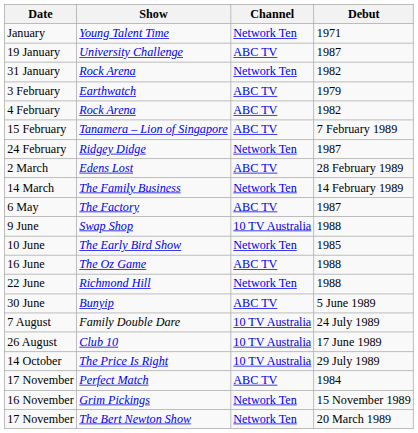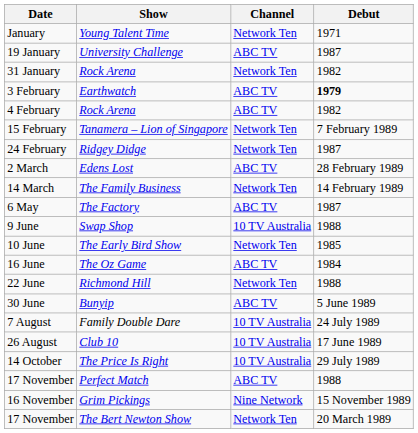(329, 91) normal -> (329, 91) bold
(255, 129) ABC TV -> (265, 129) Network Ten
(329, 264) 1988 -> (329, 264) 1984
(329, 380) 1984 -> (329, 380) 1988
(265, 399) Network Ten -> (268, 399) Nine Network
